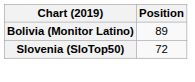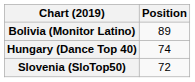+ row: (72, 49)
